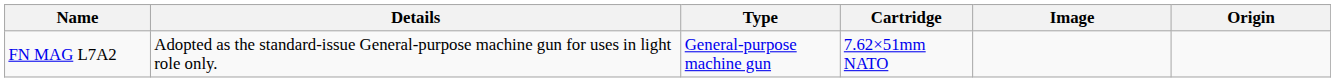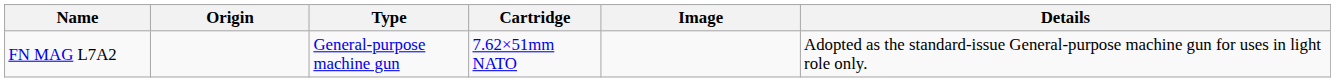columns swapped: (1251, 17) <-> (416, 17)
